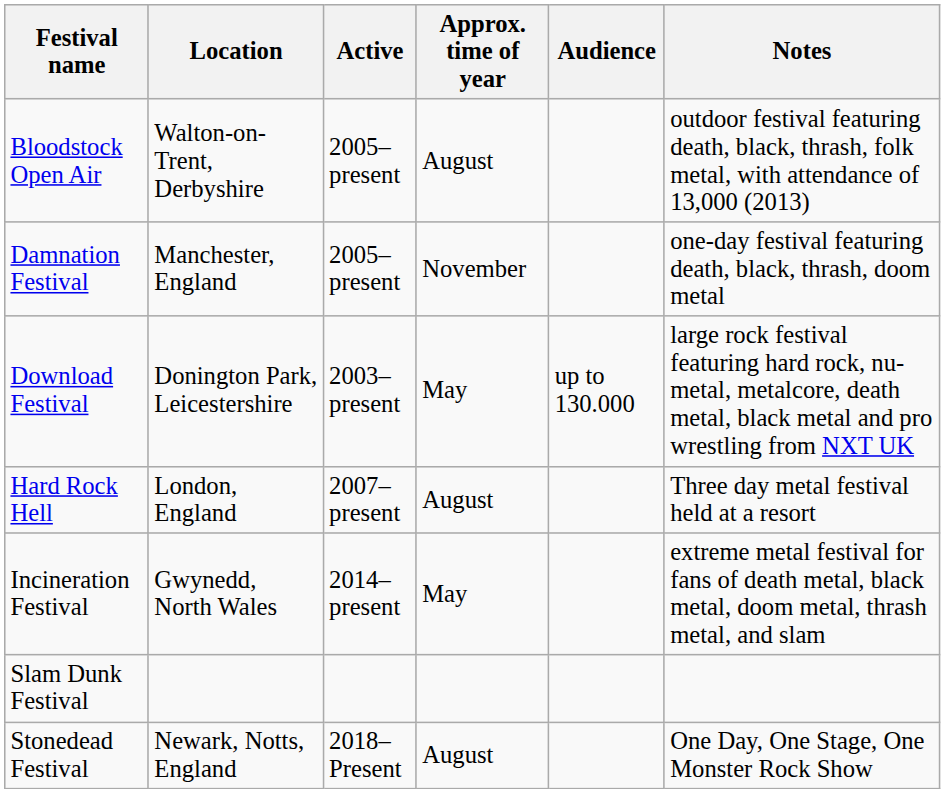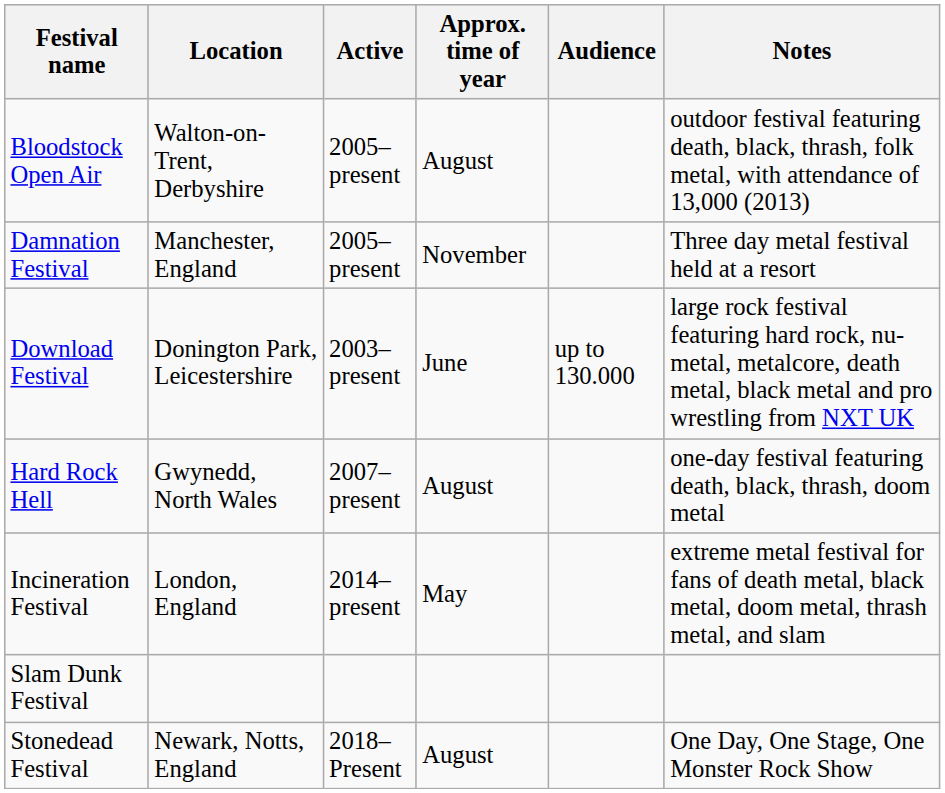(800, 268) one-day festival featuring death, black, thrash, doom metal -> (790, 254) Three day metal festival held at a resort
(445, 390) May -> (445, 363) June
(196, 499) London, England -> (216, 485) Gwynedd, North Wales
(790, 499) Three day metal festival held at a resort -> (800, 485) one-day festival featuring death, black, thrash, doom metal
(216, 593) Gwynedd, North Wales -> (196, 593) London, England
